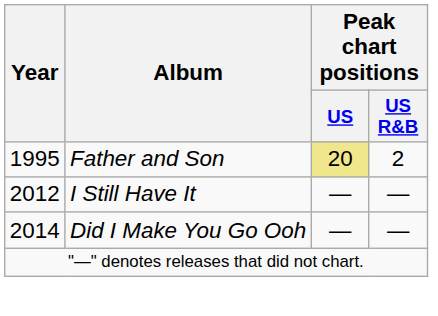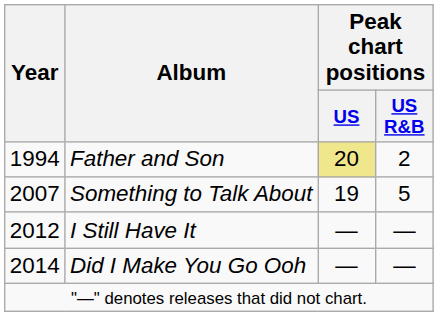(35, 159) 1995 -> (35, 159) 1994
+ row: (191, 194)
